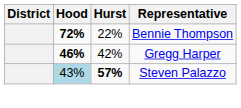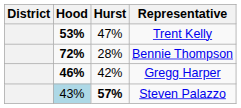+ row: (183, 34)
(110, 34) 22% -> (110, 53) 28%
